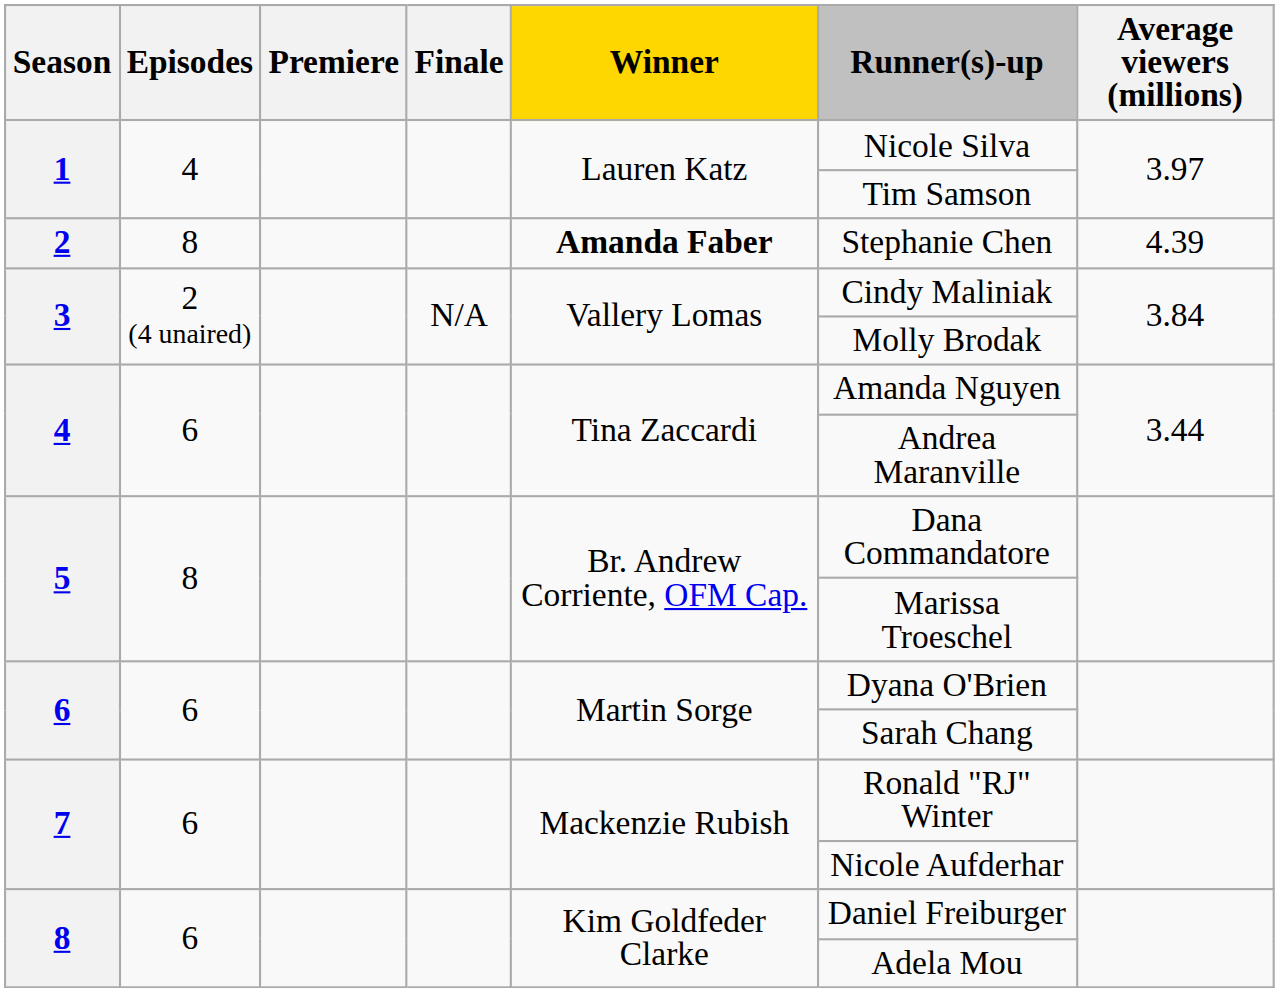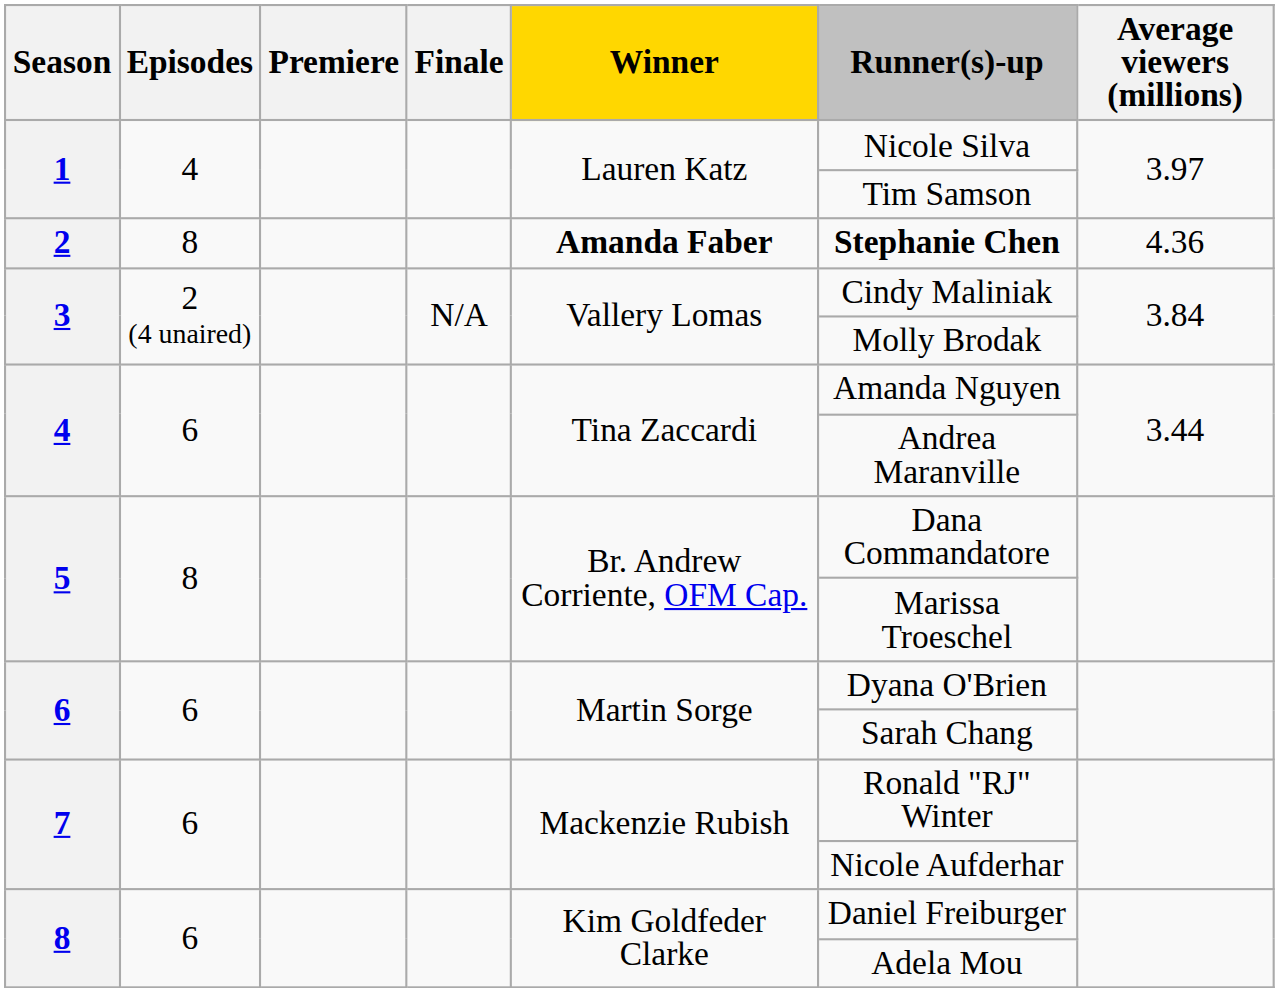(947, 242) normal -> (947, 242) bold
(1175, 242) 4.39 -> (1175, 242) 4.36
